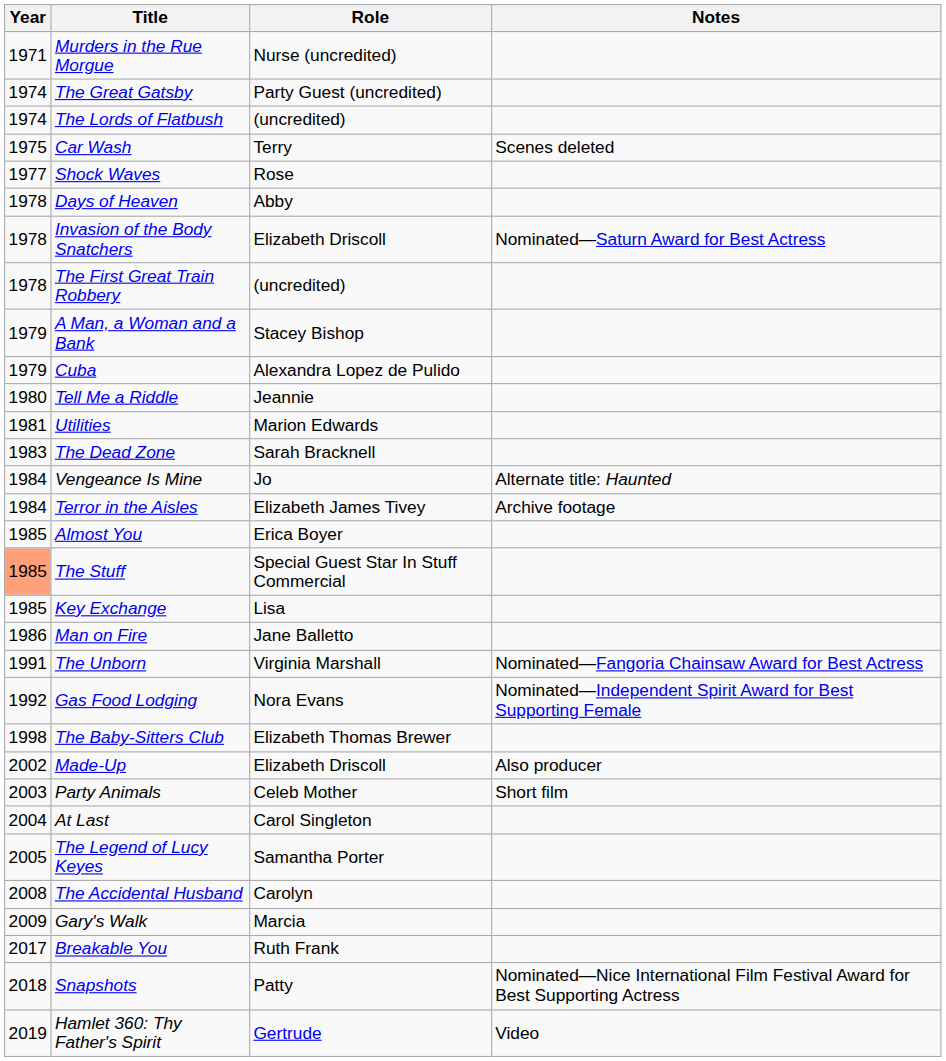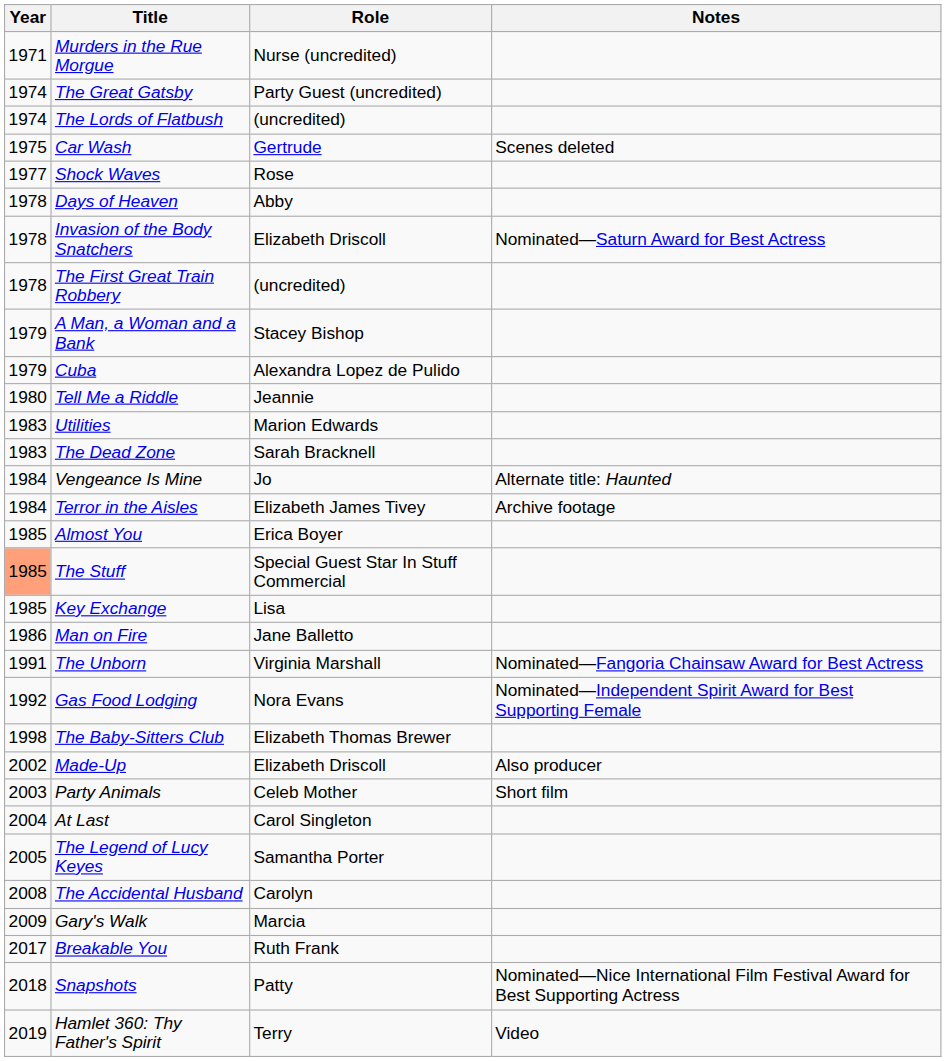(273, 147) Terry -> (288, 147) Gertrude
(28, 424) 1981 -> (28, 424) 1983
(288, 1032) Gertrude -> (273, 1032) Terry
